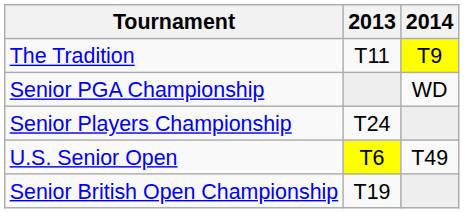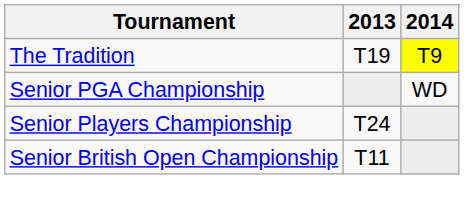(372, 56) T11 -> (372, 56) T19
- row: (94, 158)
(372, 191) T19 -> (372, 158) T11
